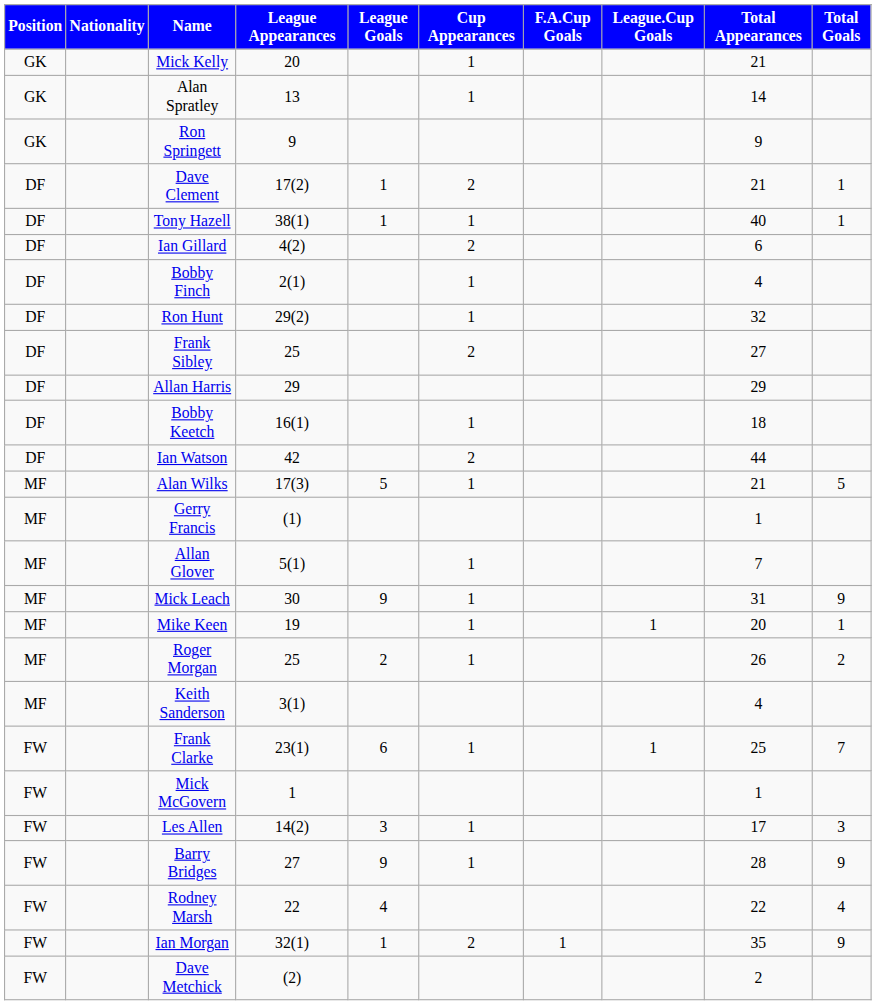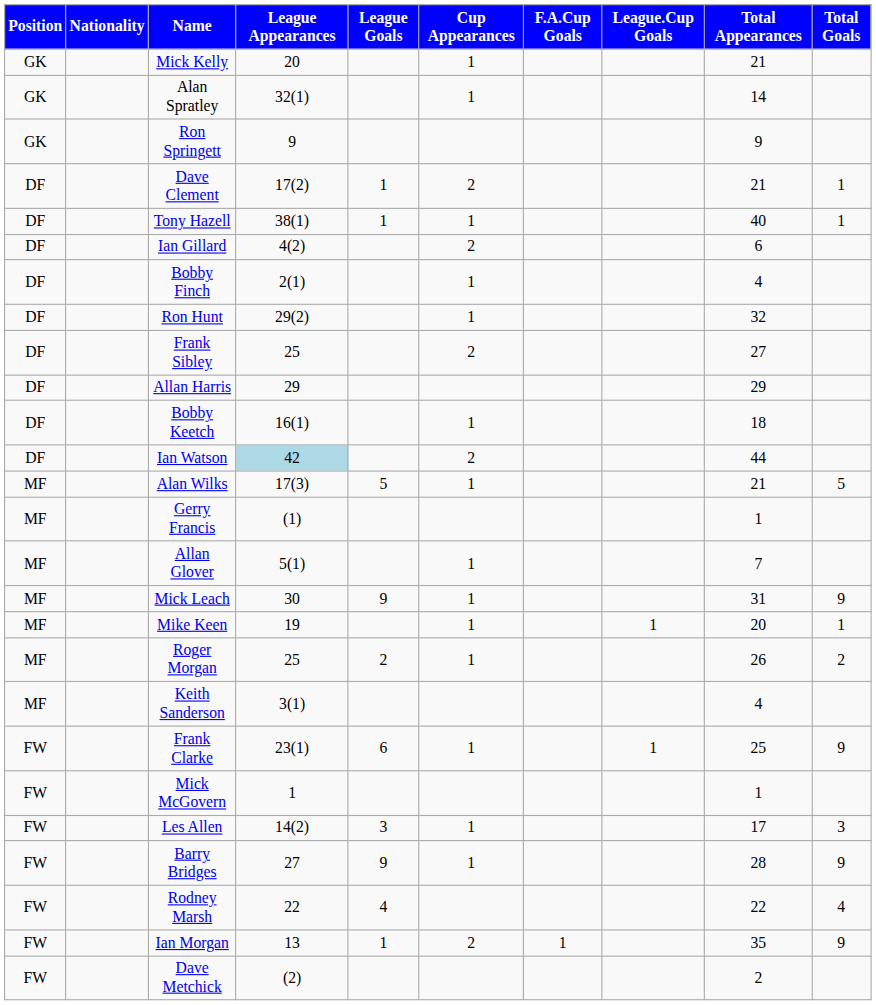(292, 97) 13 -> (292, 97) 32(1)
(292, 458) no background -> (292, 458) lightblue background
(841, 748) 7 -> (841, 748) 9
(292, 942) 32(1) -> (292, 942) 13
